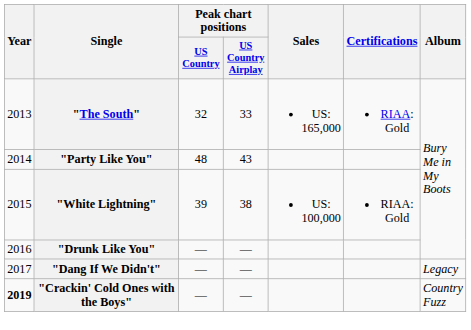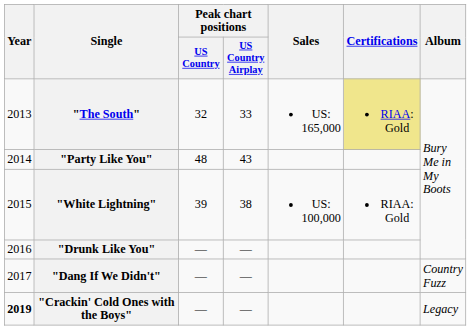(382, 121) no background -> (382, 121) khaki background
(441, 268) Legacy -> (443, 275) Country Fuzz
(443, 295) Country Fuzz -> (441, 308) Legacy
